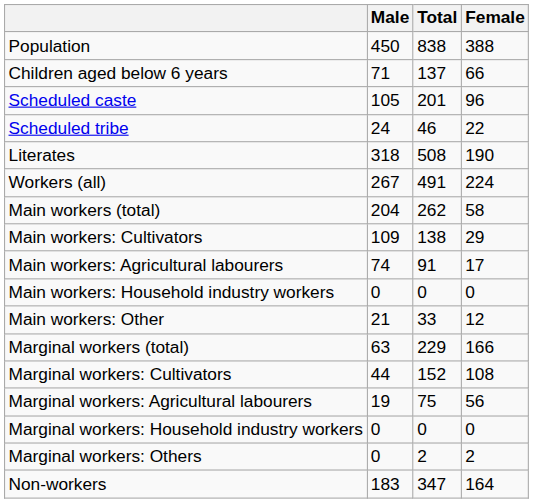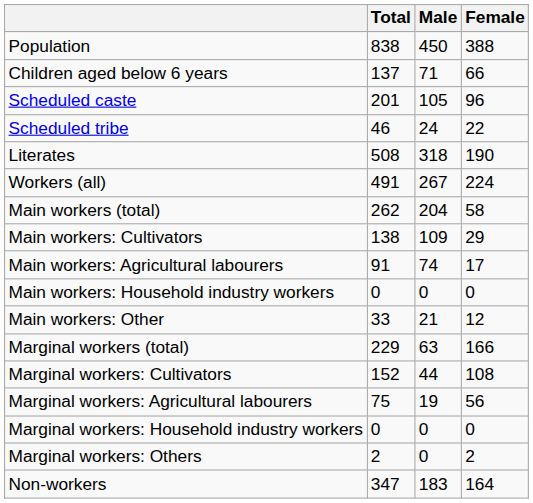columns swapped: (437, 18) <-> (390, 18)
